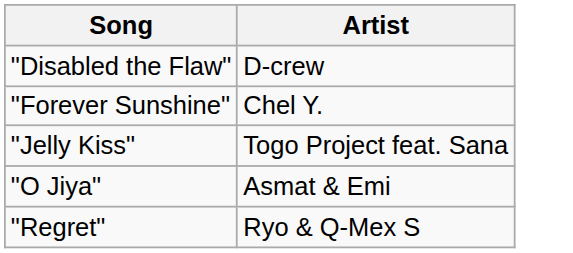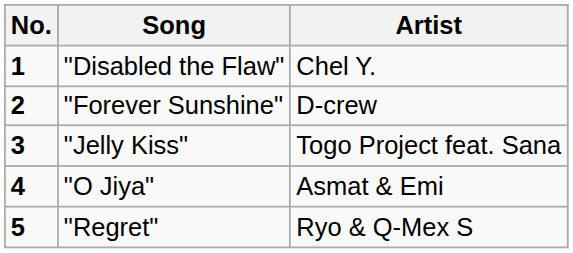+ column: (31, 25)
(284, 66) D-crew -> (336, 66) Chel Y.
(283, 106) Chel Y. -> (337, 106) D-crew
